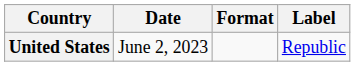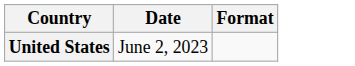- column: (314, 18)
